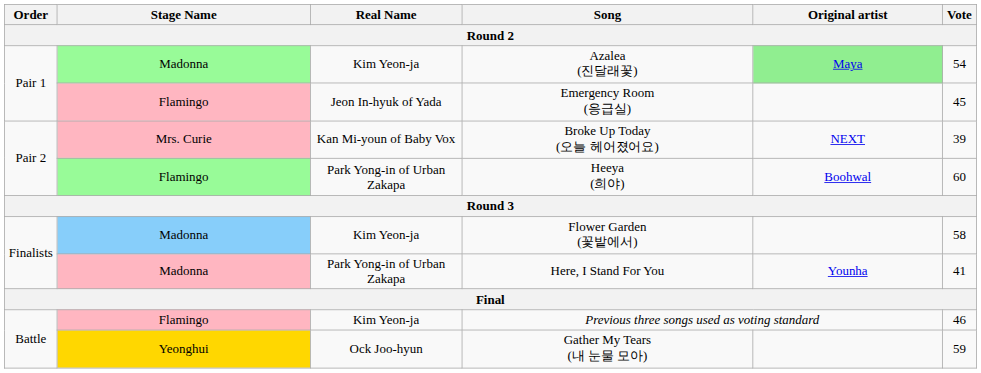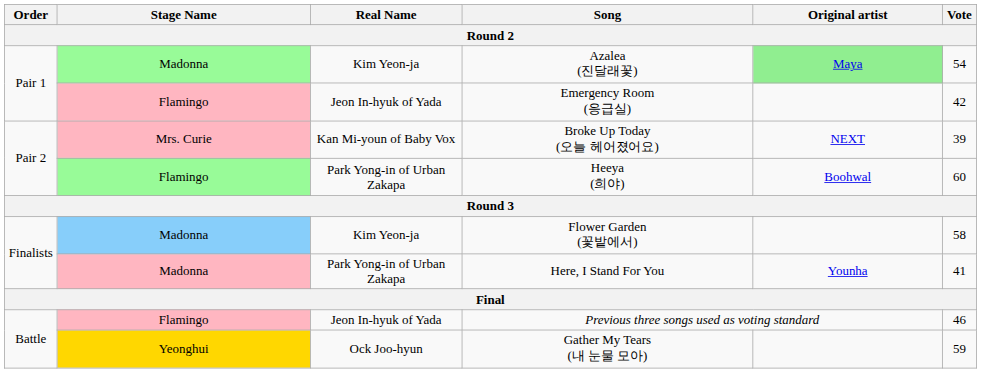(959, 101) 45 -> (959, 101) 42
(386, 319) Kim Yeon-ja -> (386, 319) Jeon In-hyuk of Yada
